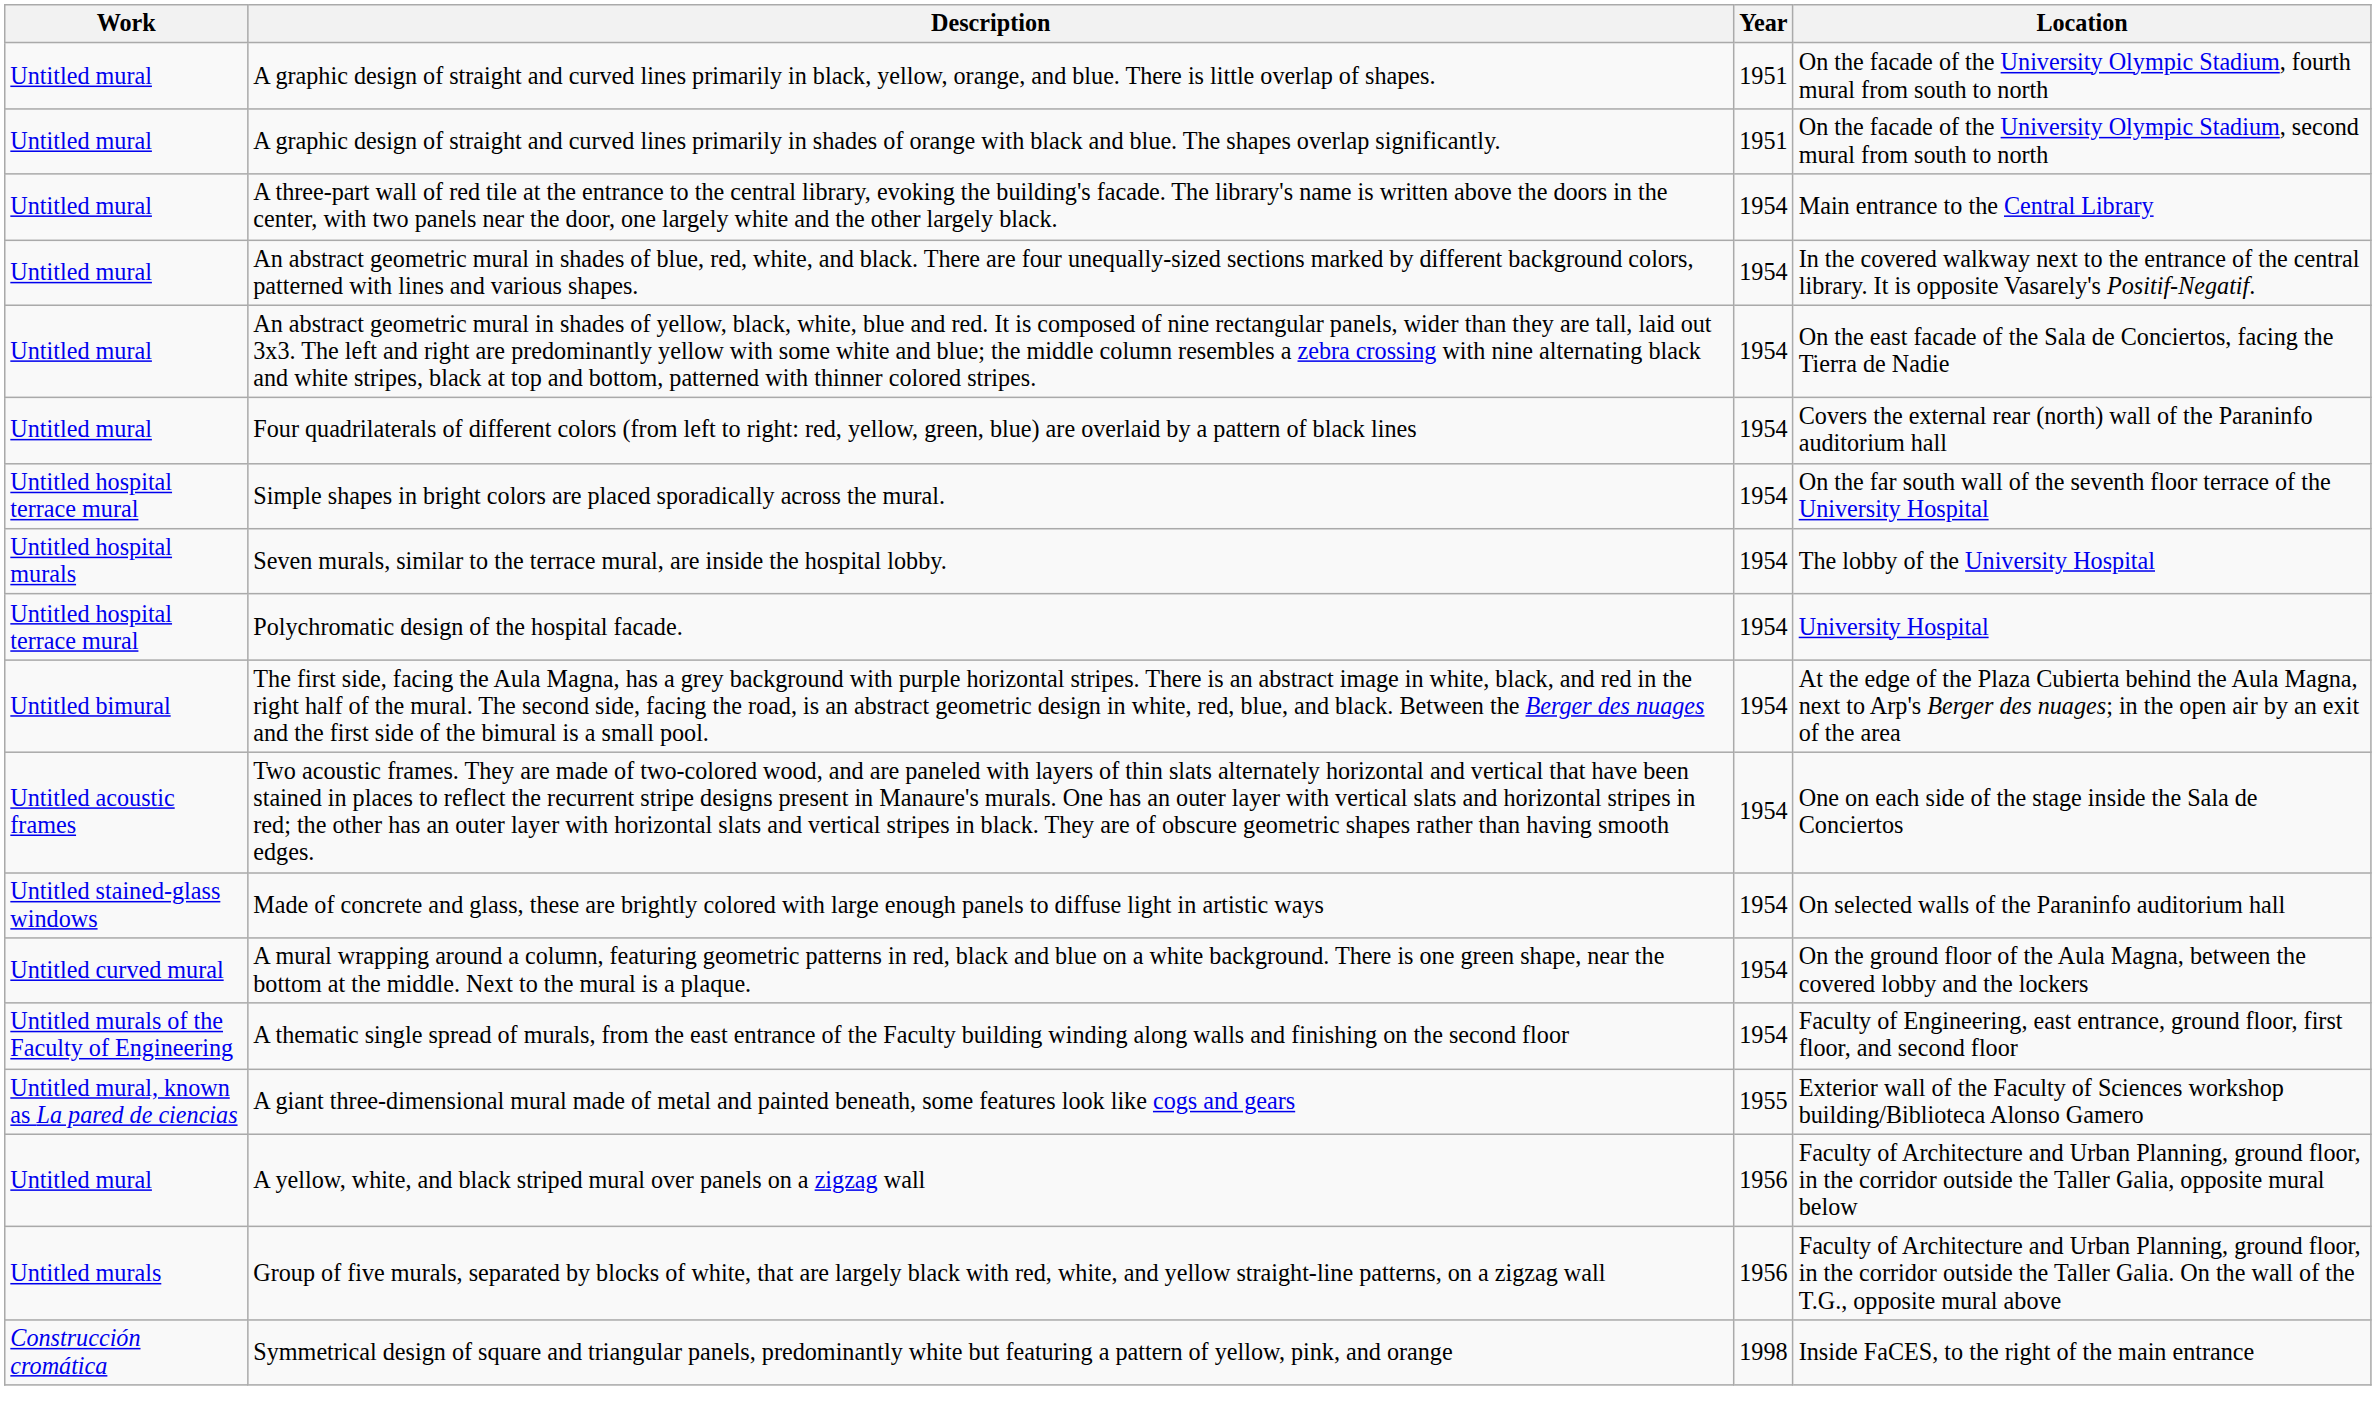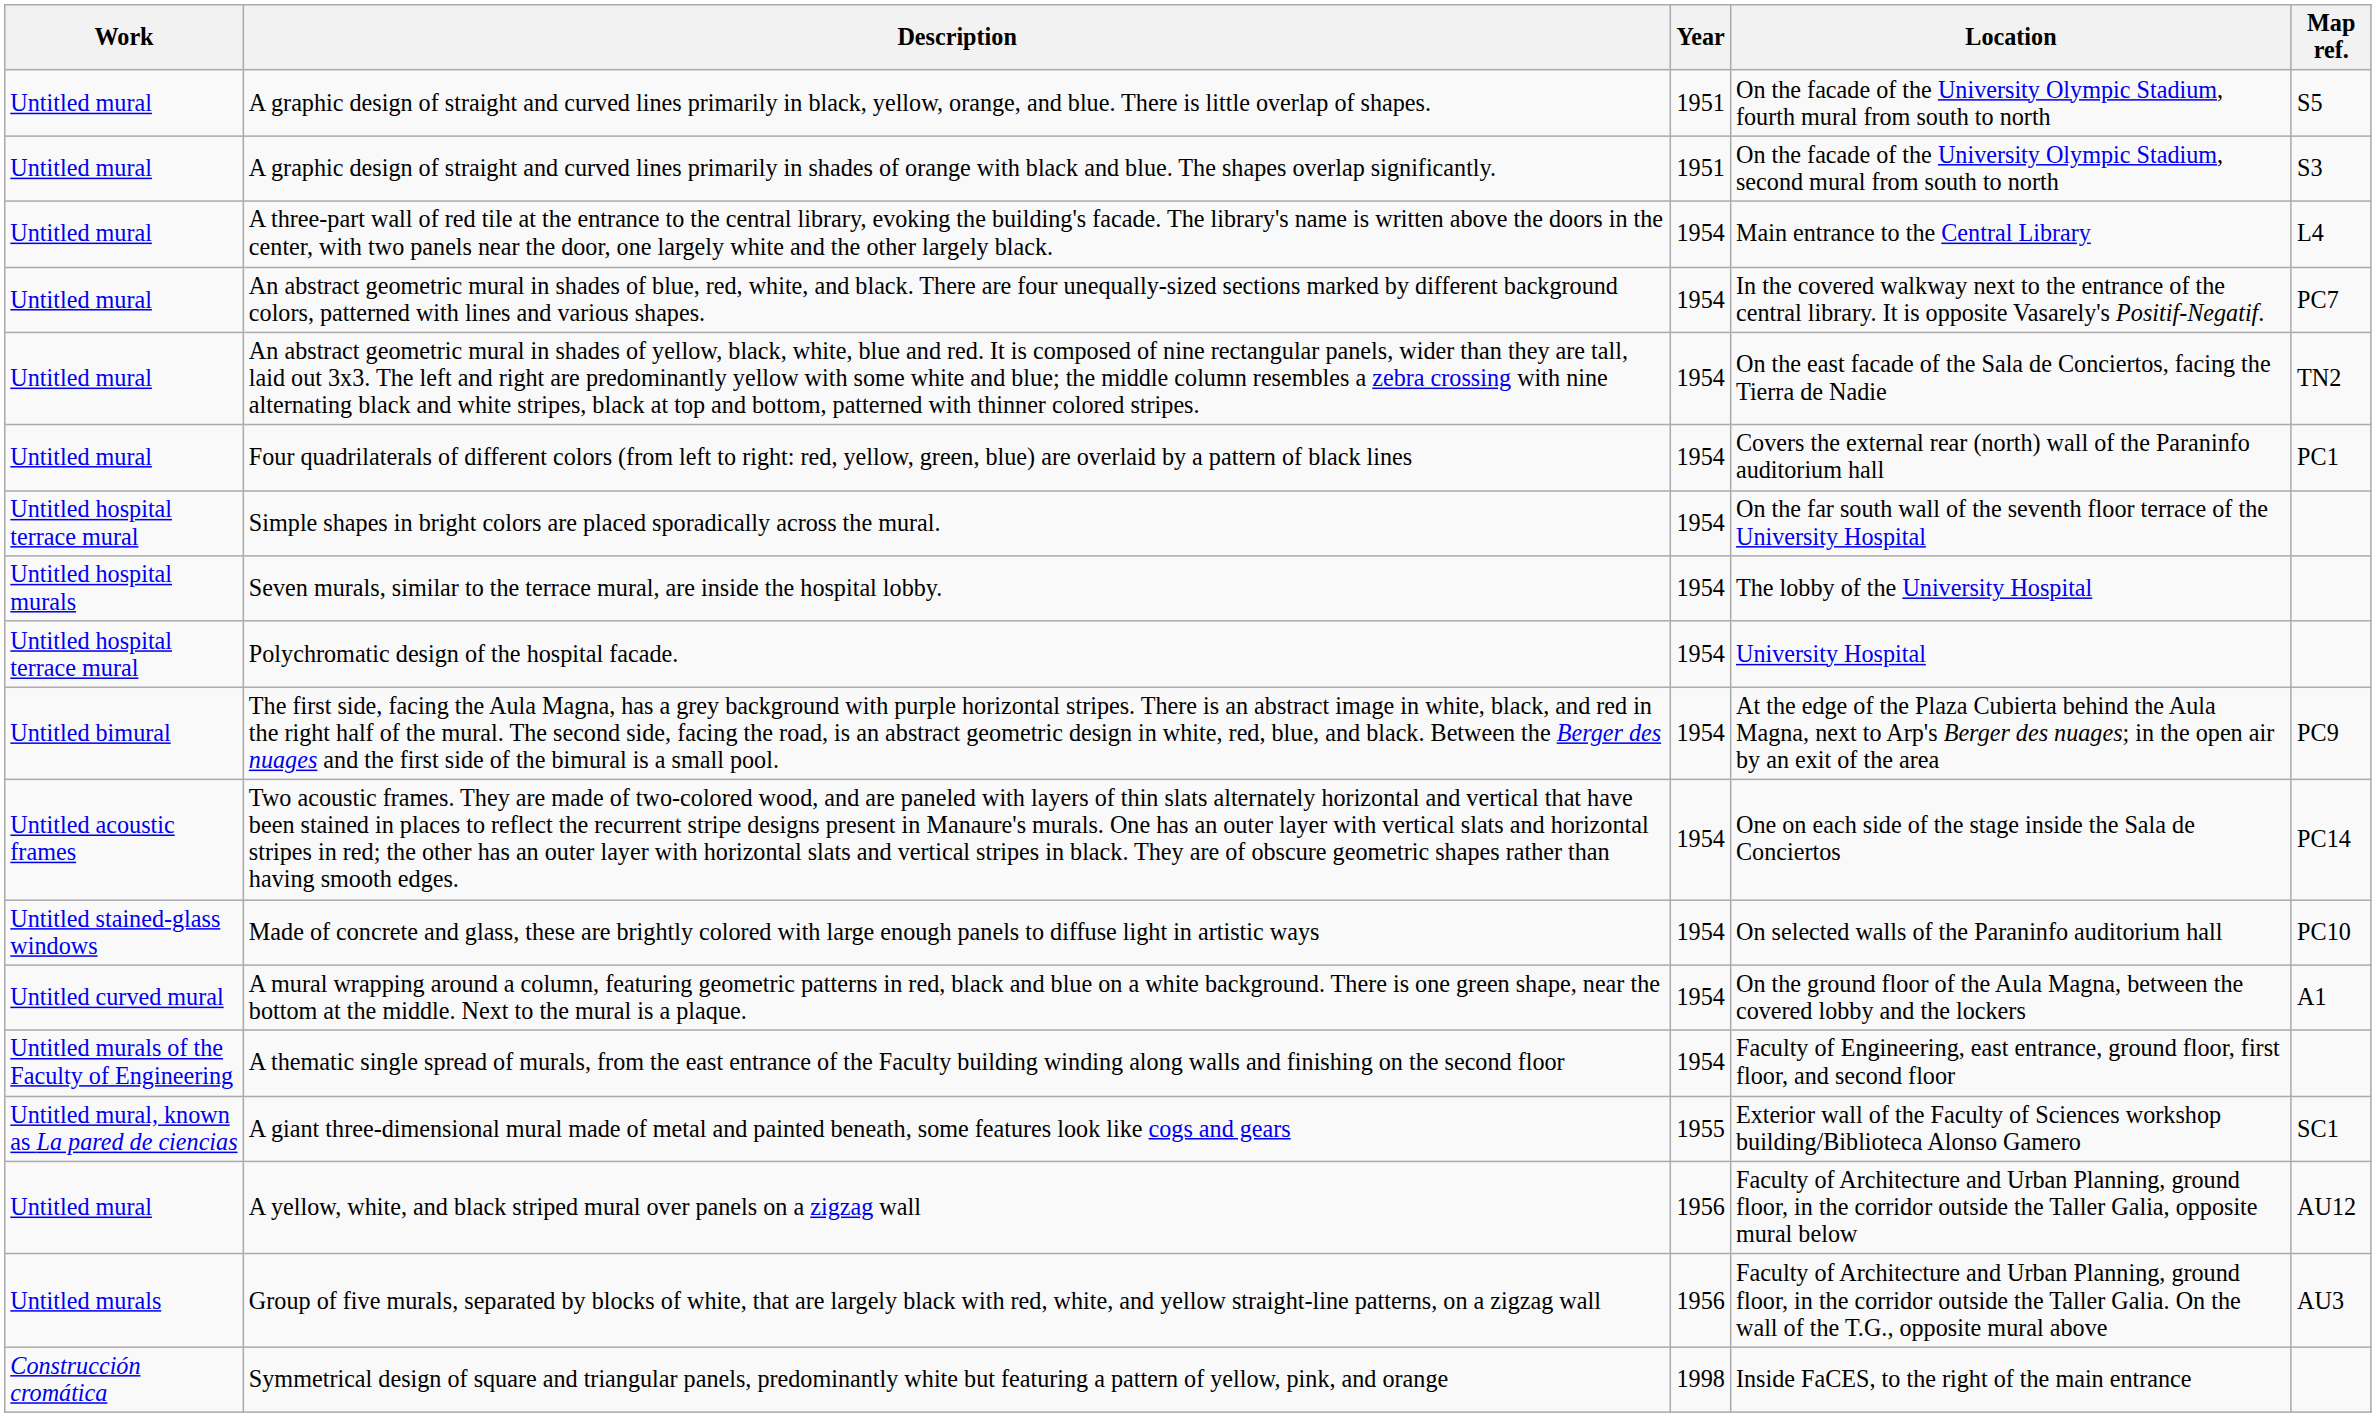+ column: (2331, 37)
